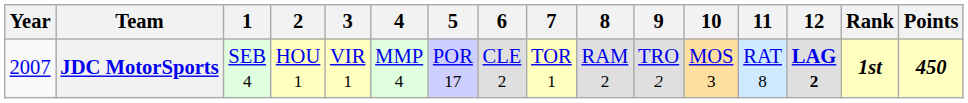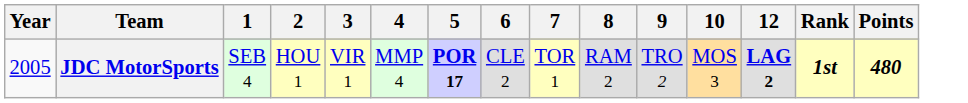- column: (763, 21)
(30, 67) 2007 -> (30, 67) 2005
(453, 67) normal -> (455, 67) bold
(931, 67) 450 -> (886, 67) 480
